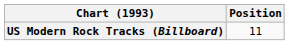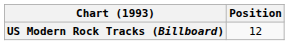(255, 31) 11 -> (255, 31) 12
